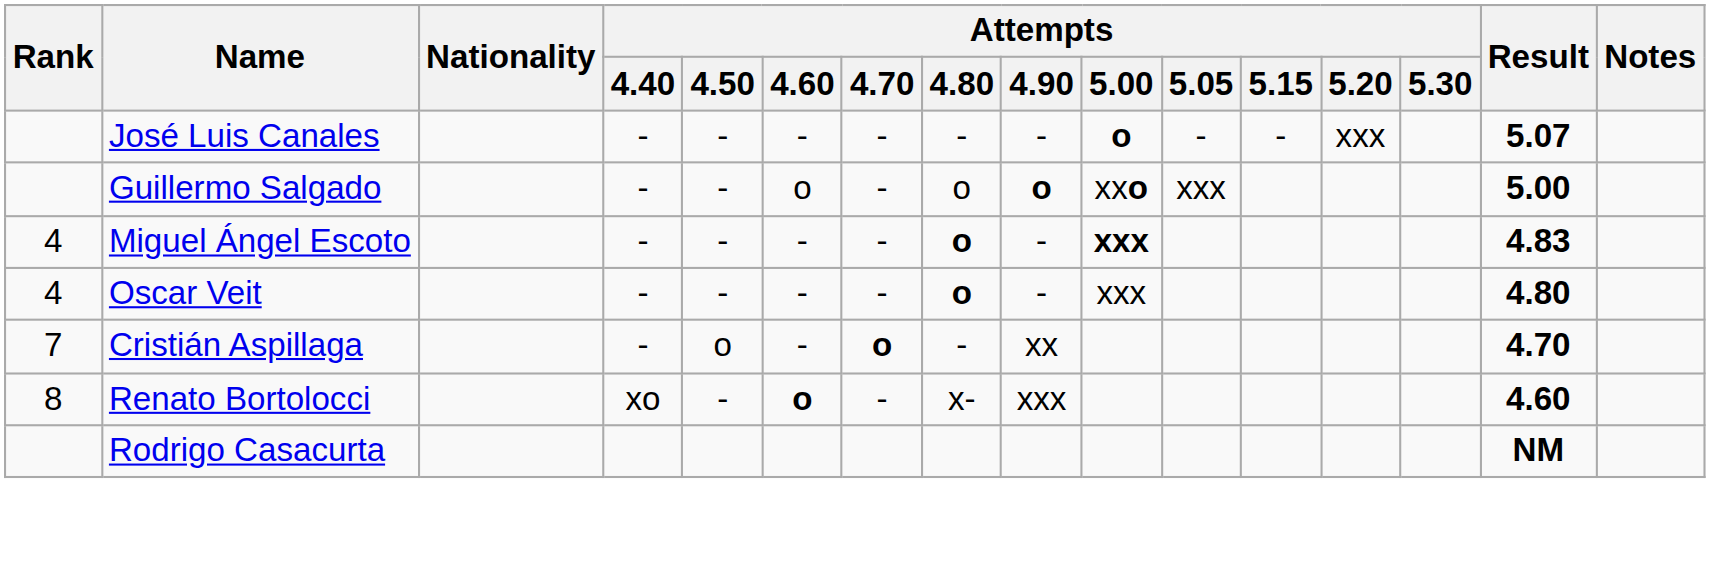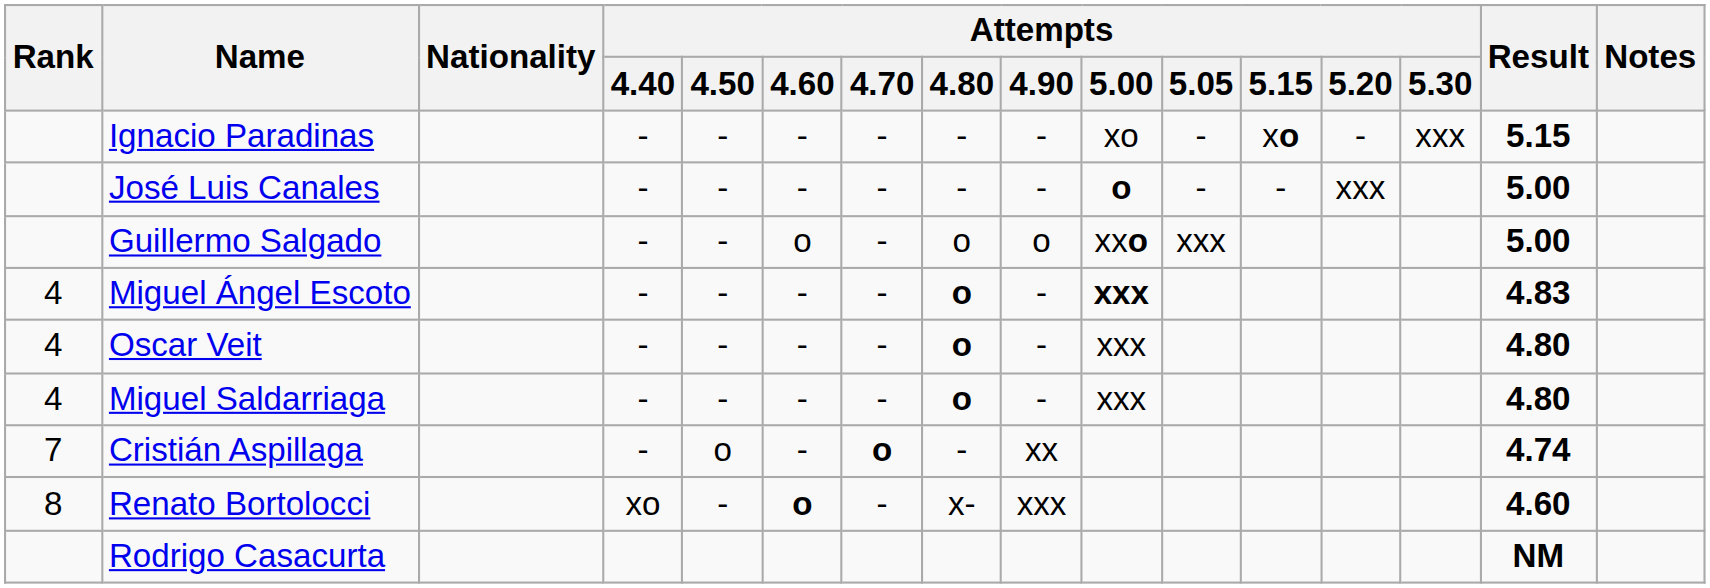+ row: (242, 135)
(1538, 135) 5.07 -> (1538, 188) 5.00
(1042, 188) bold -> (1042, 240) normal
+ row: (247, 398)
(1538, 345) 4.70 -> (1538, 450) 4.74
